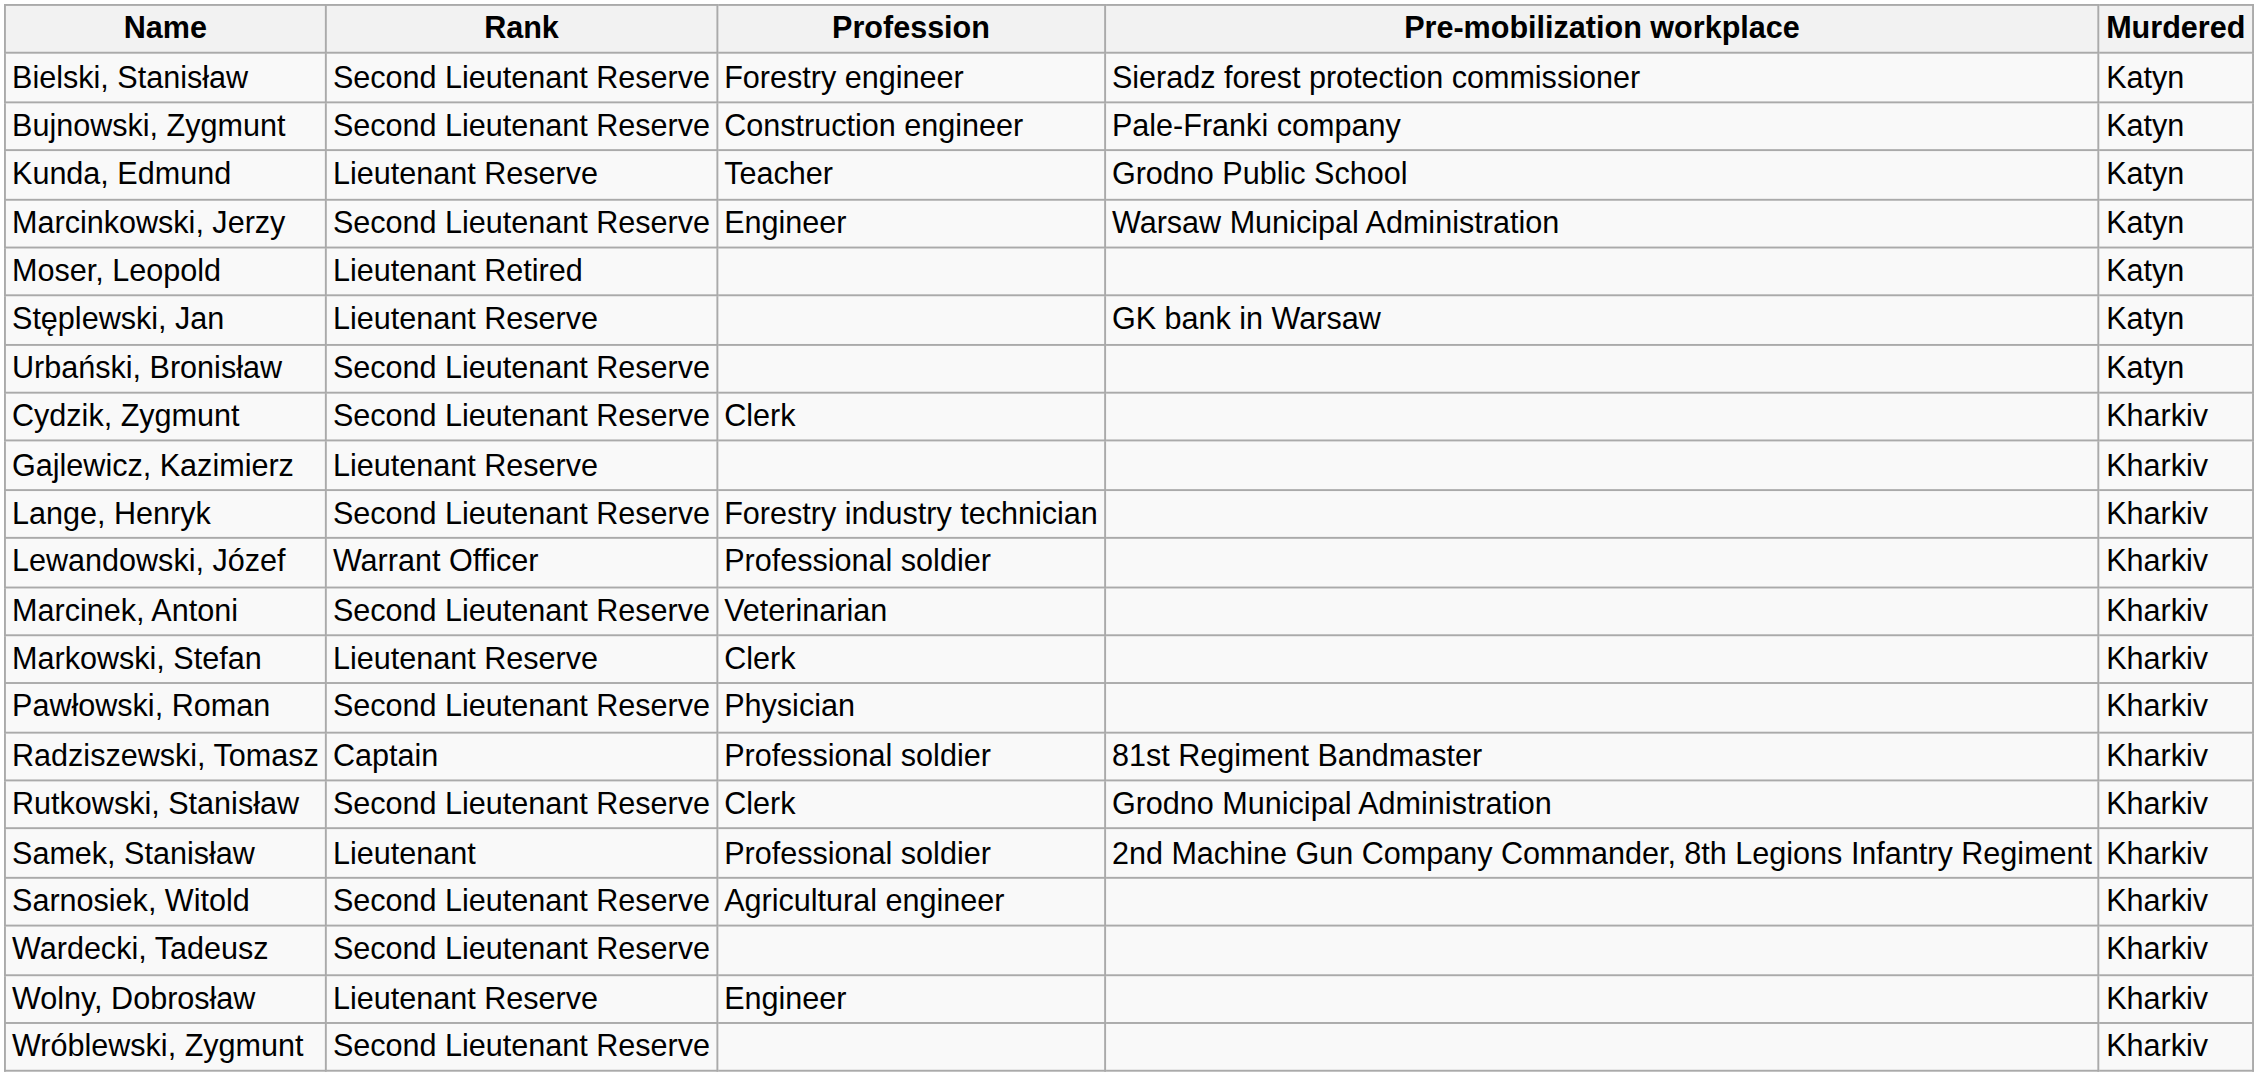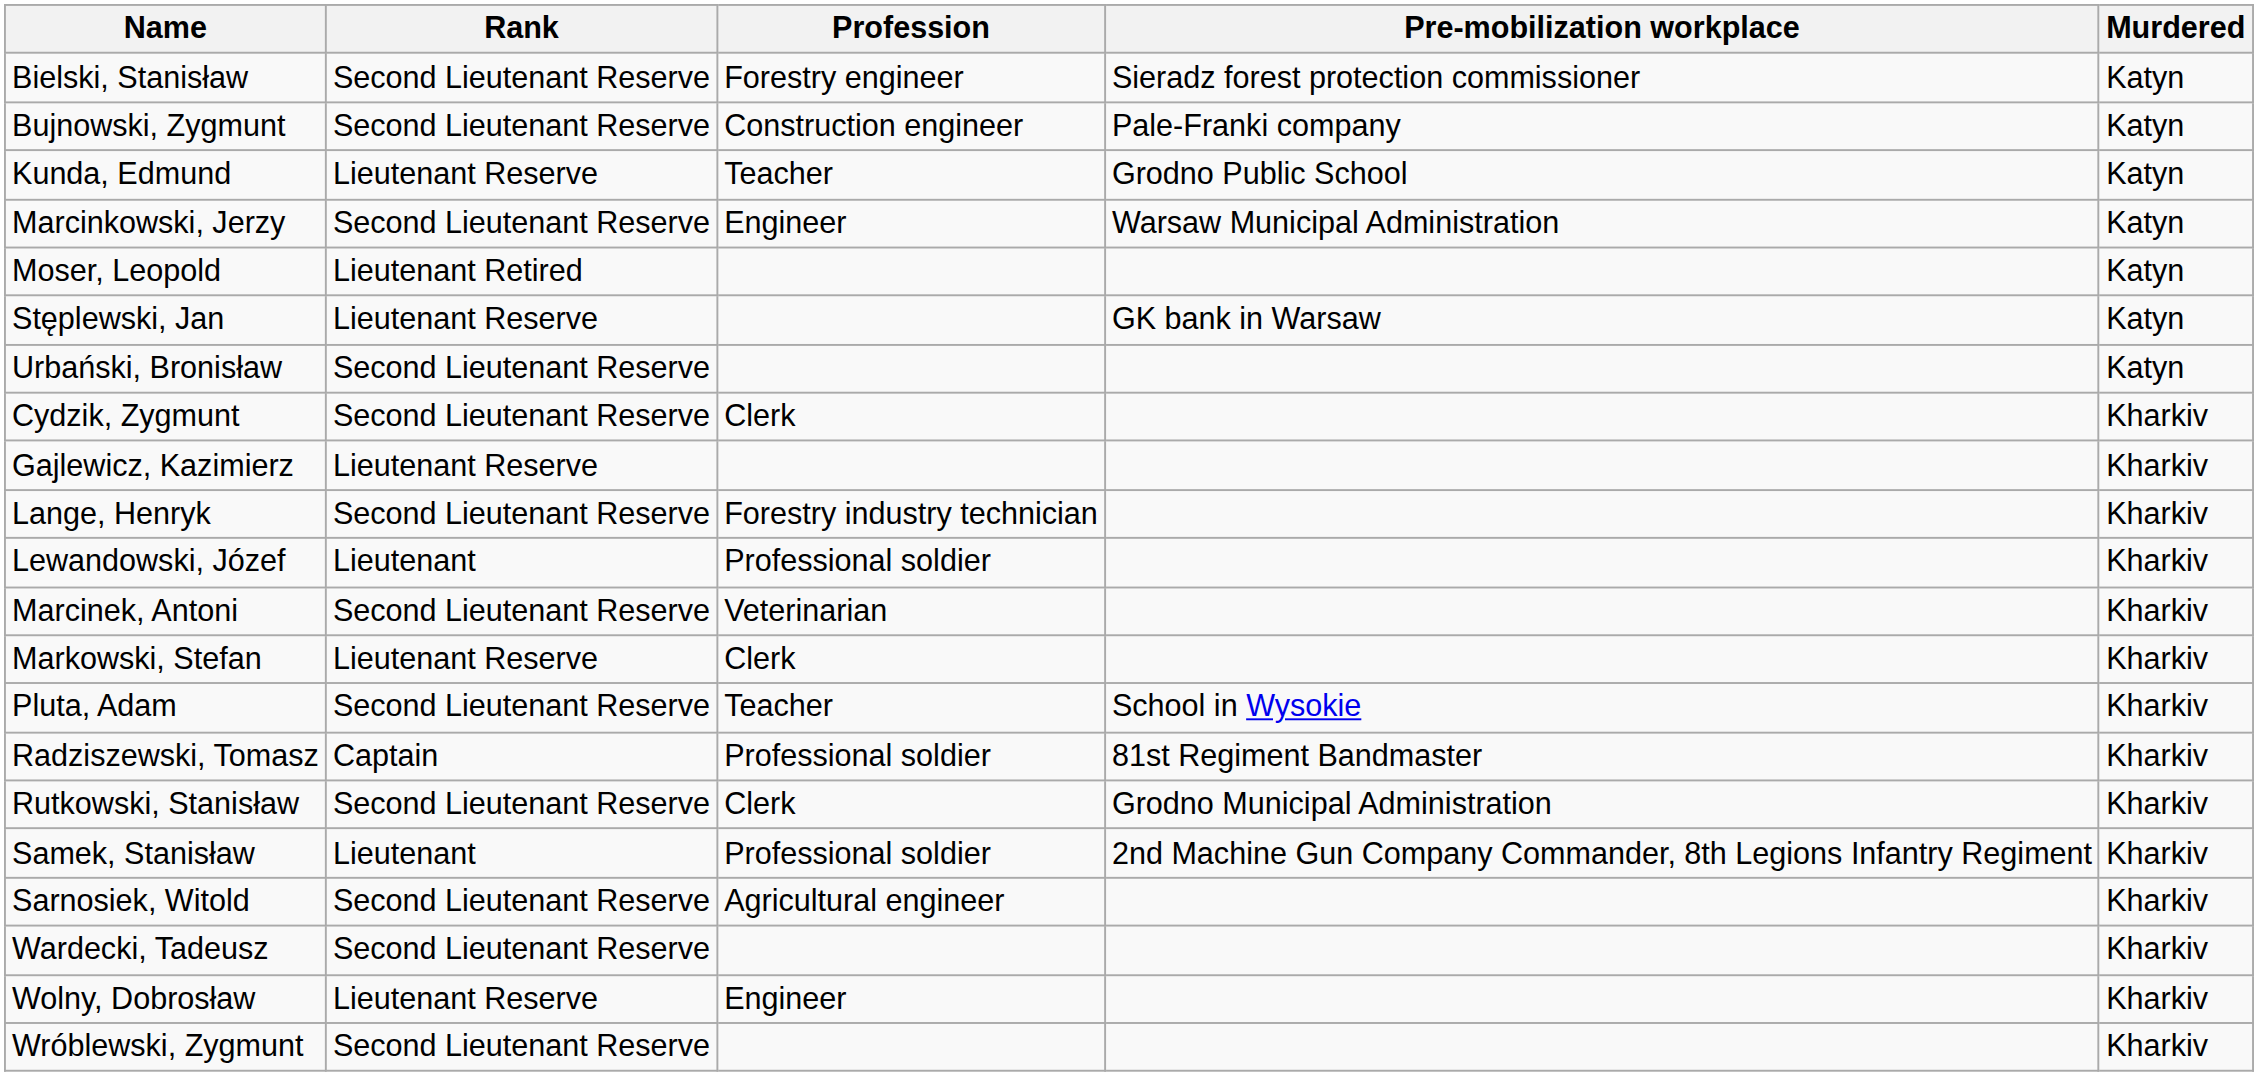(436, 561) Warrant Officer -> (404, 561) Lieutenant
- row: (141, 707)
+ row: (94, 707)
